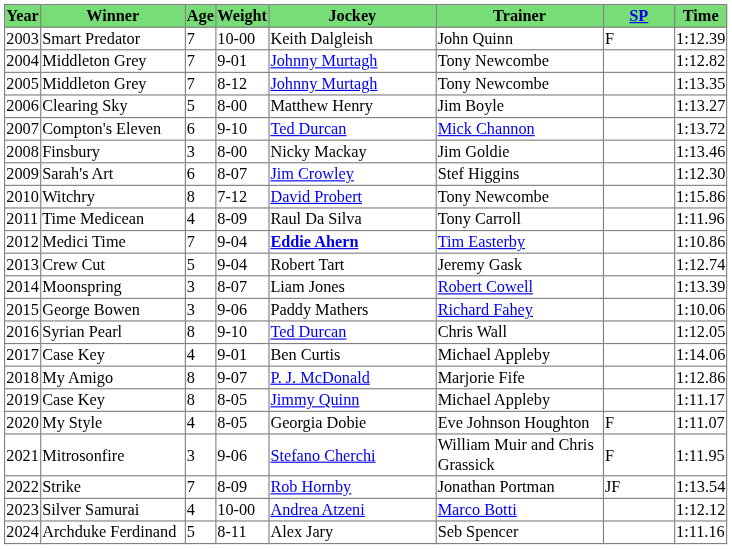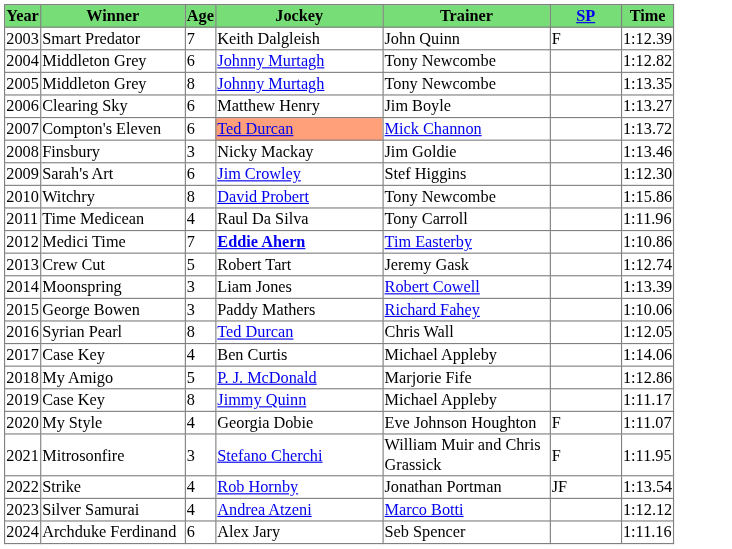- column: (242, 15)
(191, 60) 7 -> (191, 60) 6
(191, 83) 7 -> (191, 83) 8
(191, 106) 5 -> (191, 106) 6
(308, 128) no background -> (255, 128) lightsalmon background
(191, 377) 8 -> (191, 377) 5
(191, 487) 7 -> (191, 487) 4
(191, 532) 5 -> (191, 532) 6
